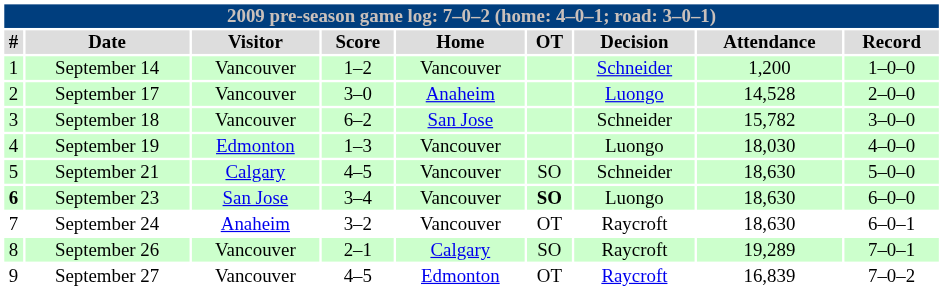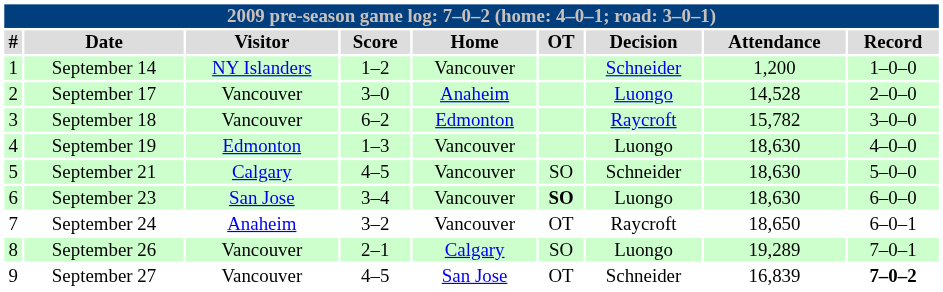(255, 67) Vancouver -> (262, 67) NY Islanders
(460, 119) San Jose -> (475, 119) Edmonton
(634, 119) Schneider -> (644, 119) Raycroft
(769, 145) 18,030 -> (775, 145) 18,630
(14, 197) bold -> (13, 197) normal
(769, 223) 18,630 -> (775, 223) 18,650
(634, 249) Raycroft -> (644, 249) Luongo
(460, 275) Edmonton -> (475, 275) San Jose
(634, 275) Raycroft -> (644, 275) Schneider
(892, 275) normal -> (893, 275) bold
